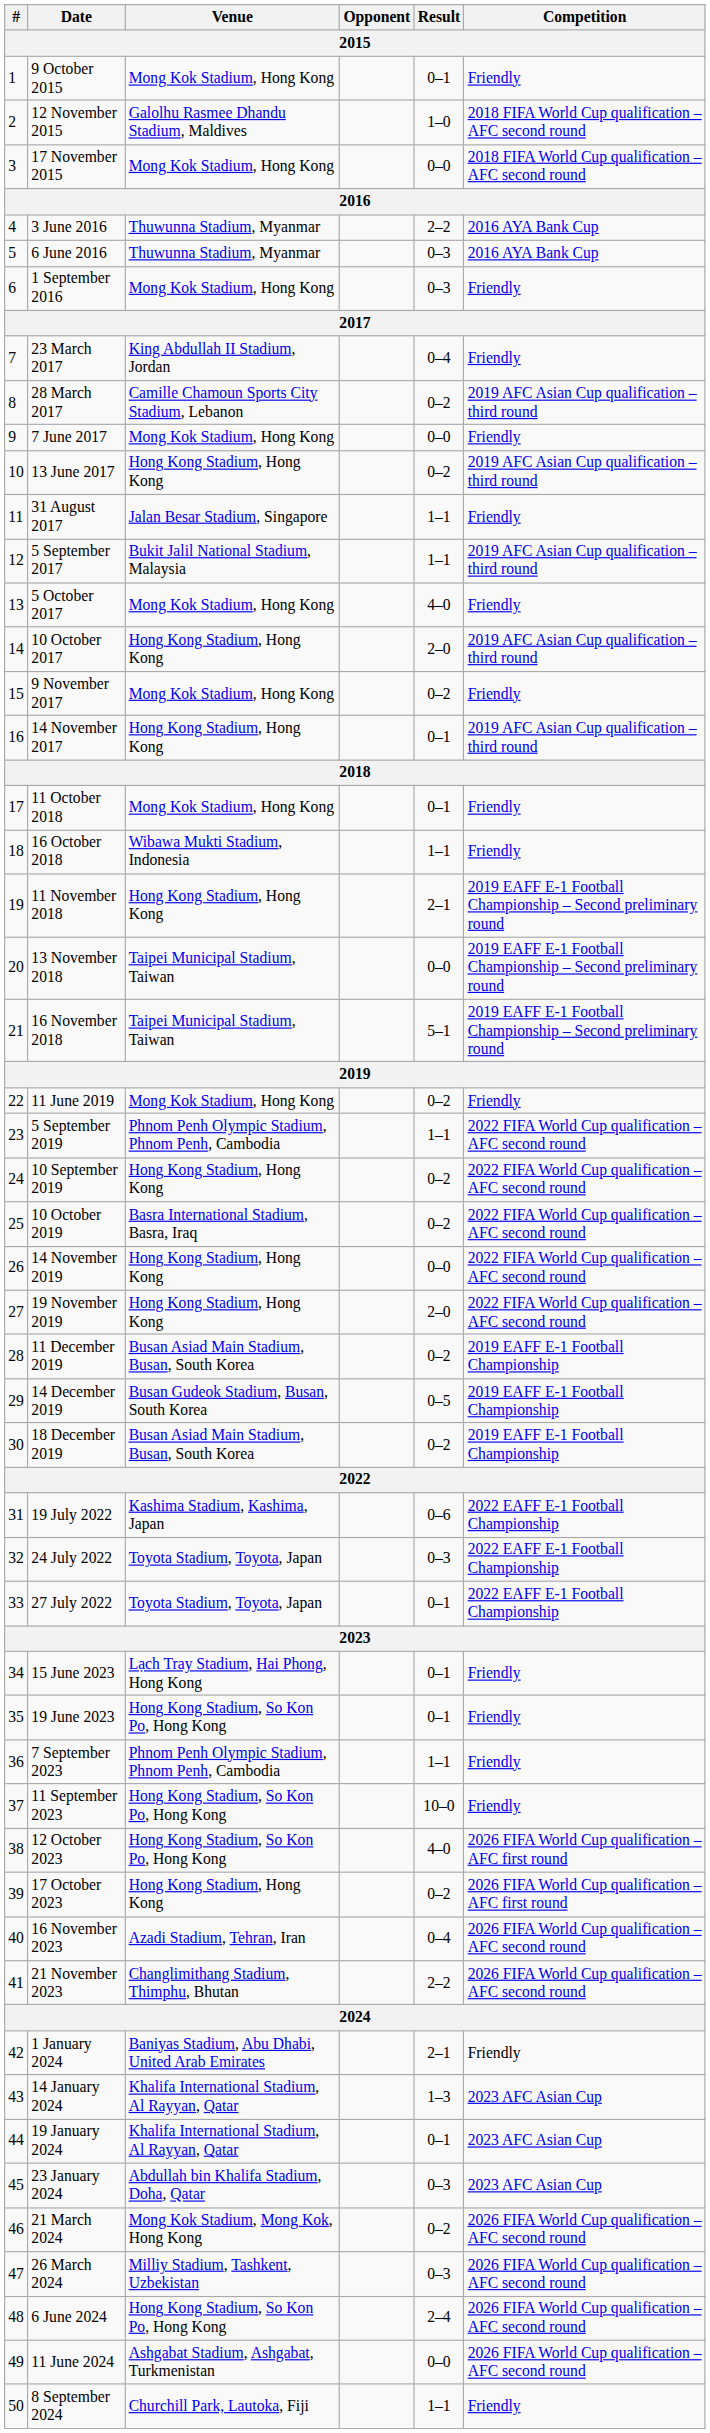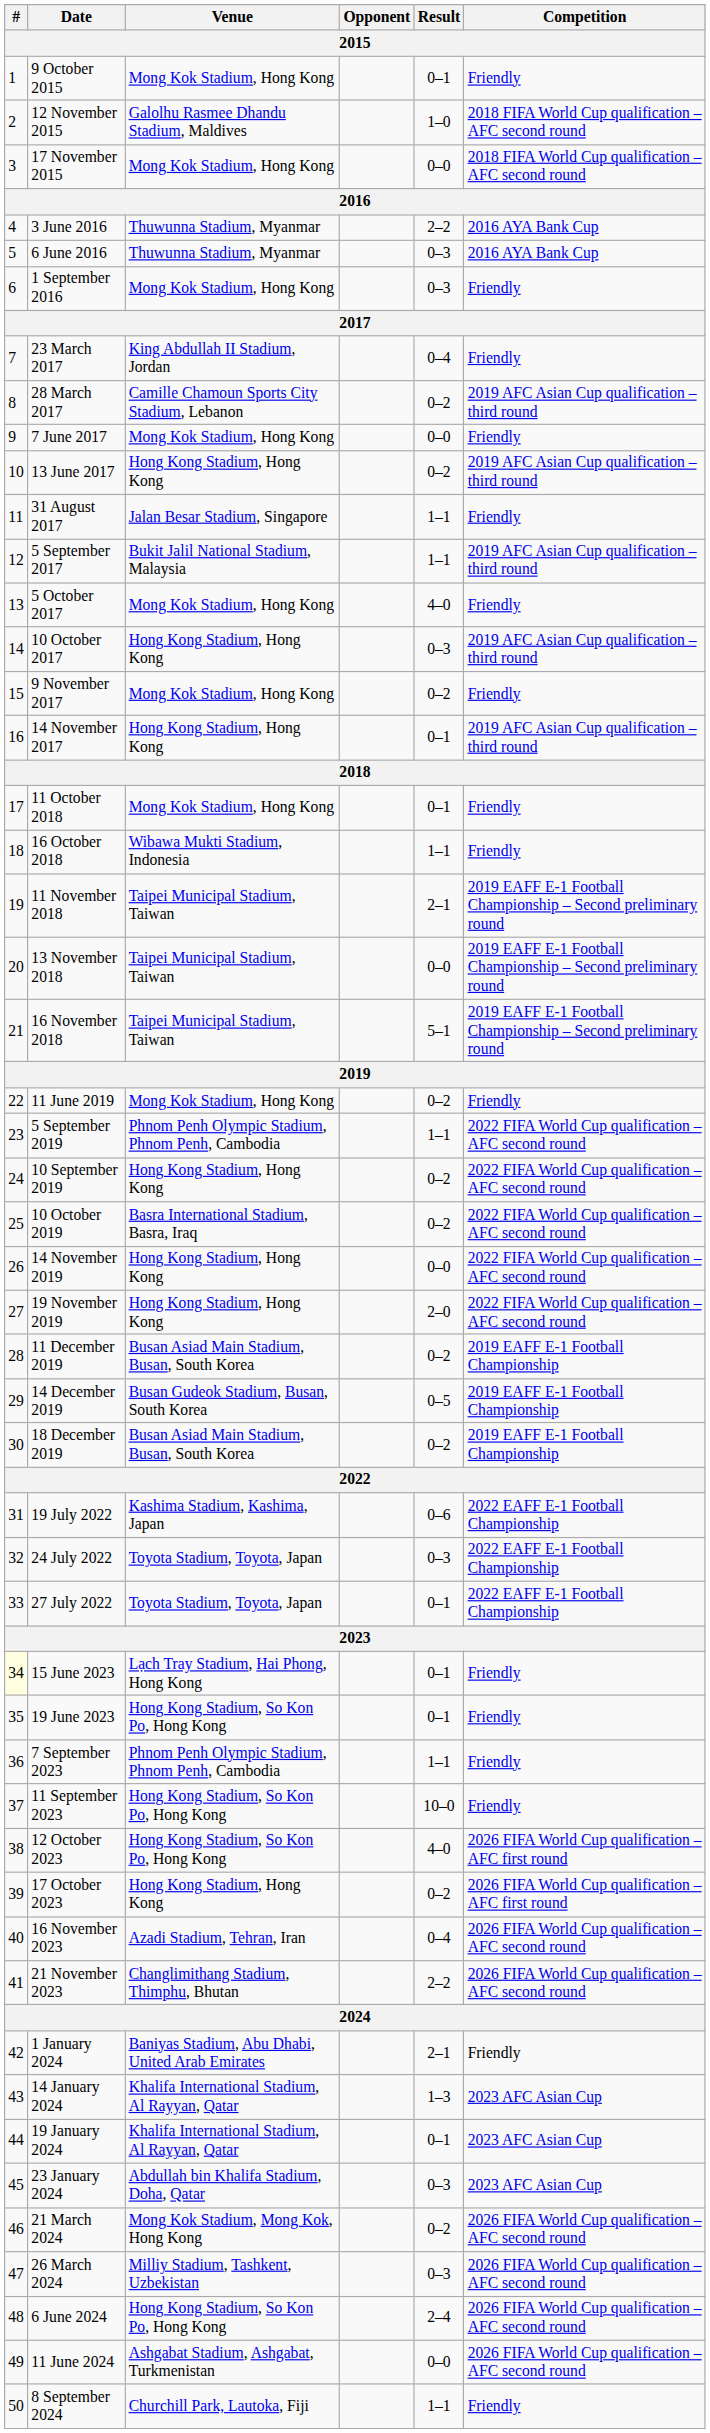(439, 648) 2–0 -> (439, 648) 0–3
(215, 904) Hong Kong Stadium, Hong Kong -> (212, 904) Taipei Municipal Stadium, Taiwan
(16, 1672) no background -> (16, 1672) lightyellow background
